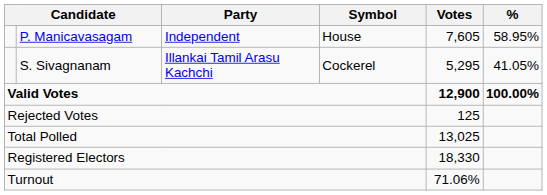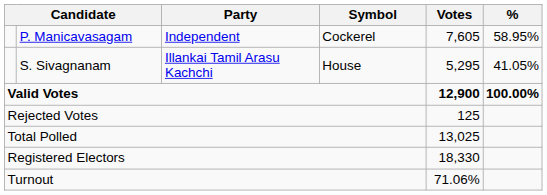(342, 36) House -> (349, 36) Cockerel
(349, 65) Cockerel -> (342, 65) House
